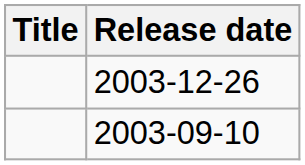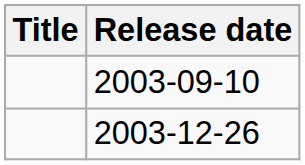rows swapped: (177, 133) <-> (177, 81)
